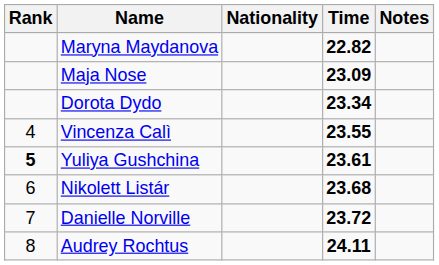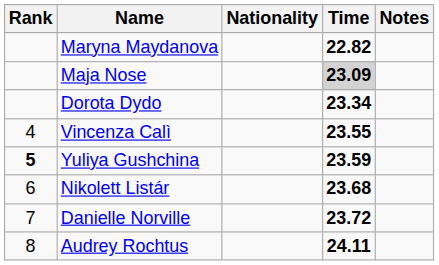(349, 75) no background -> (349, 75) lightgrey background
(349, 160) 23.61 -> (349, 160) 23.59
